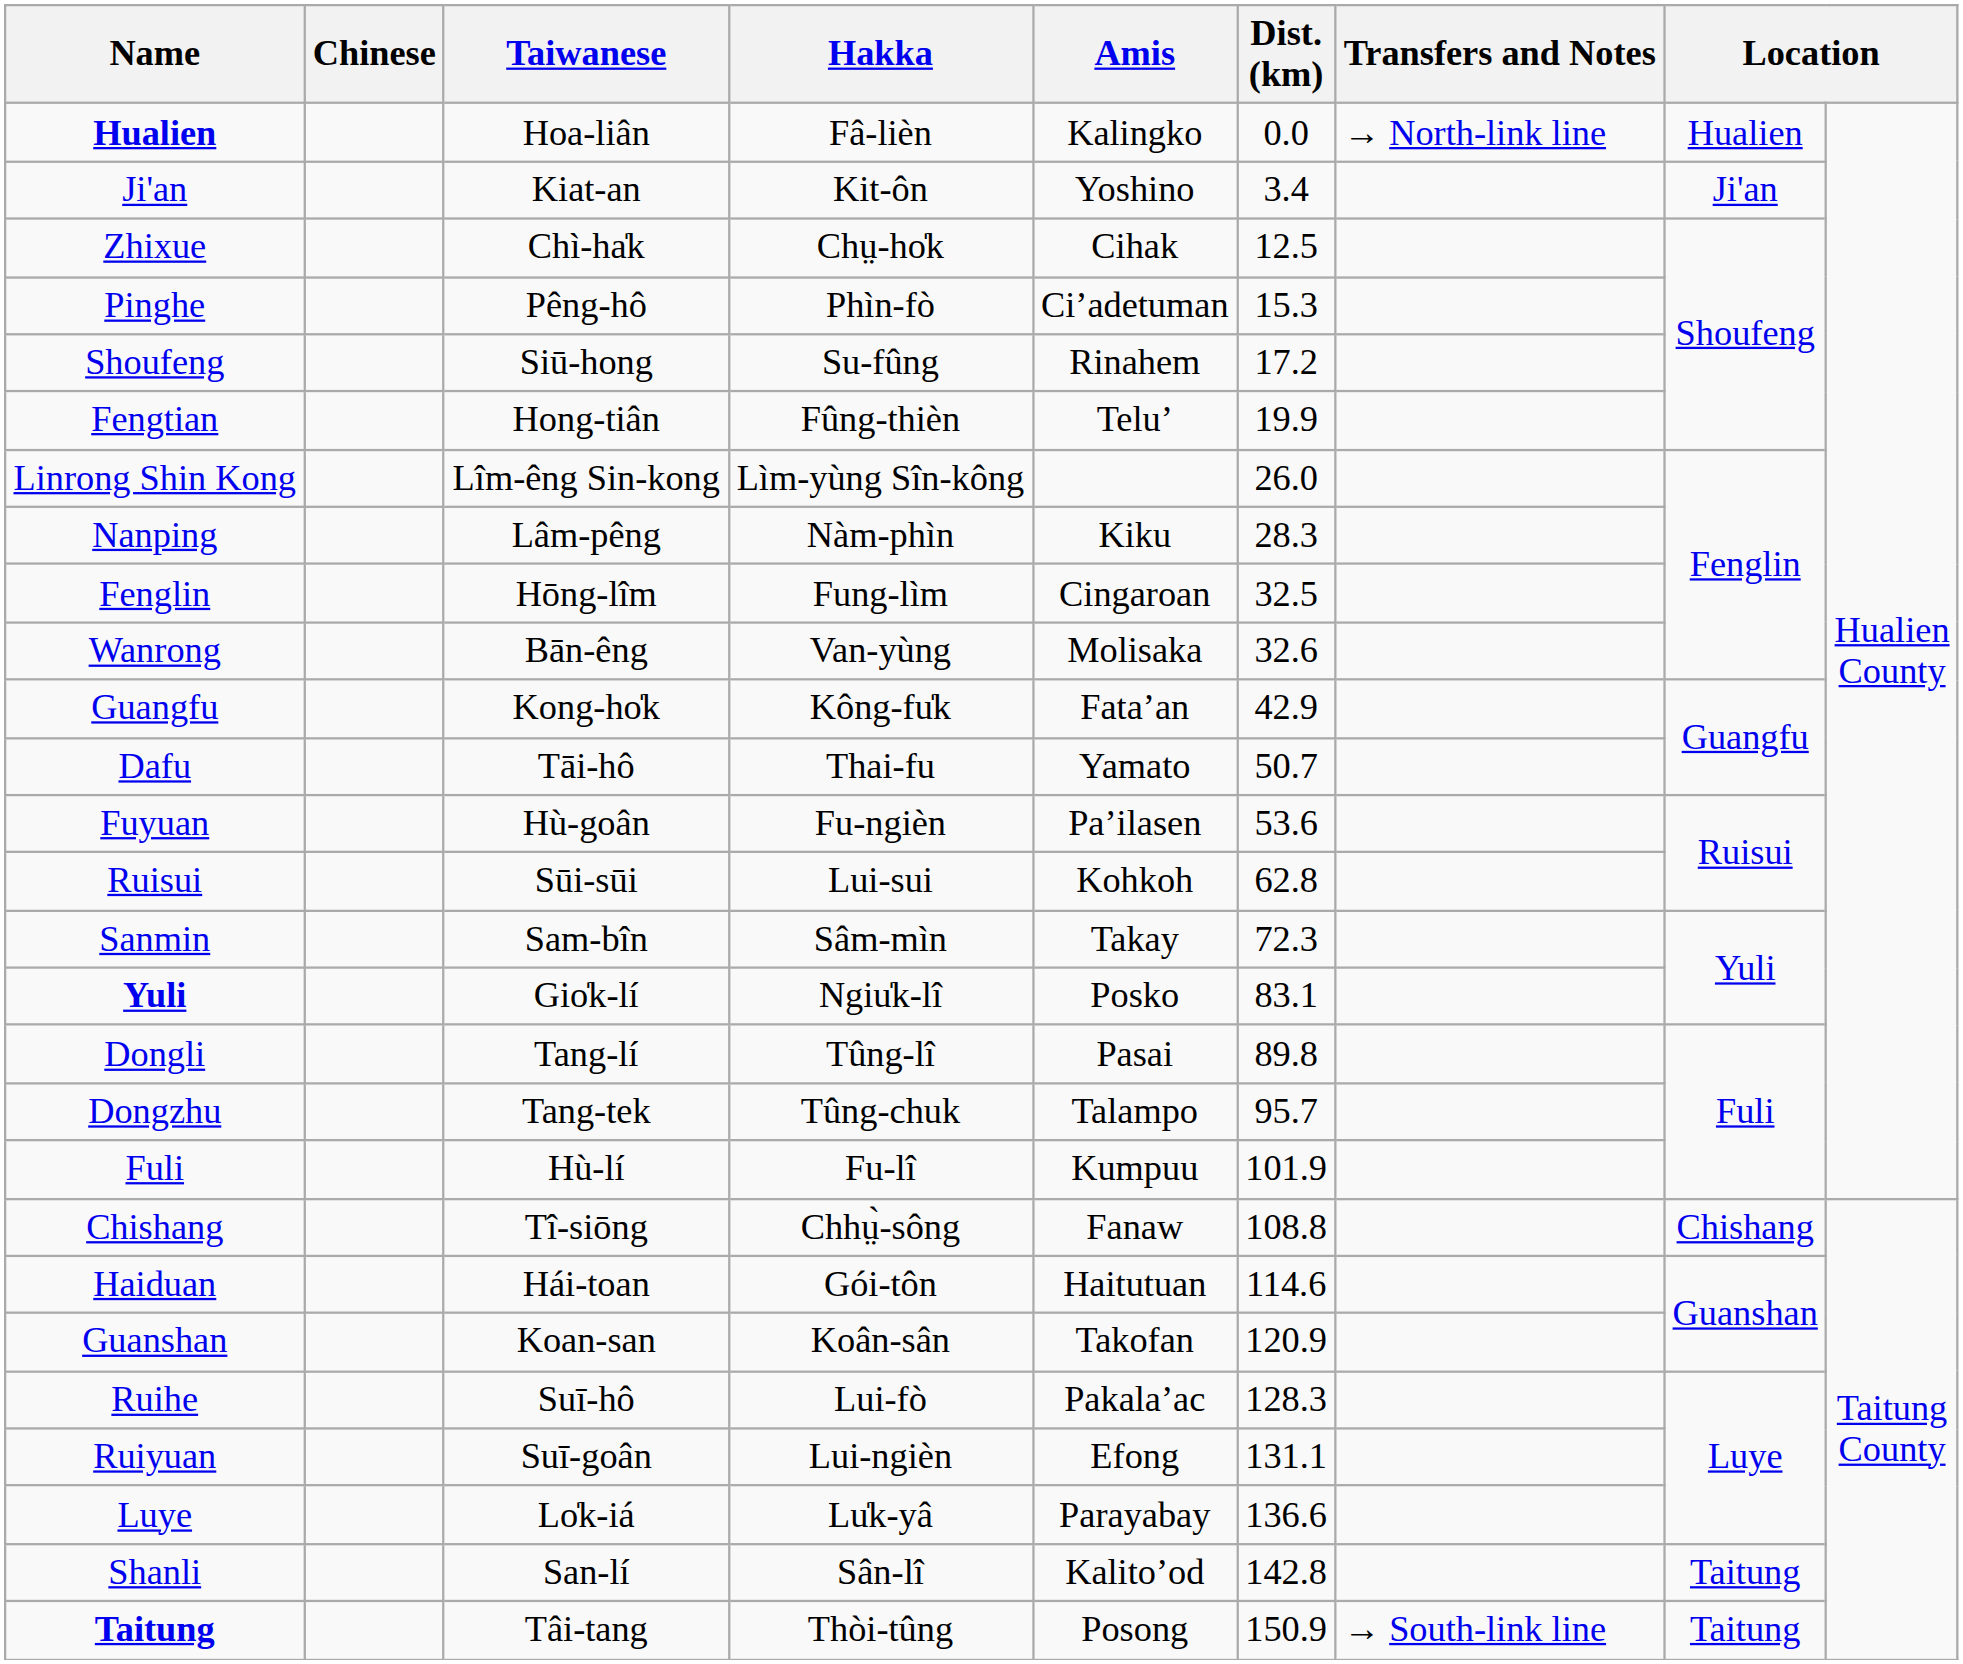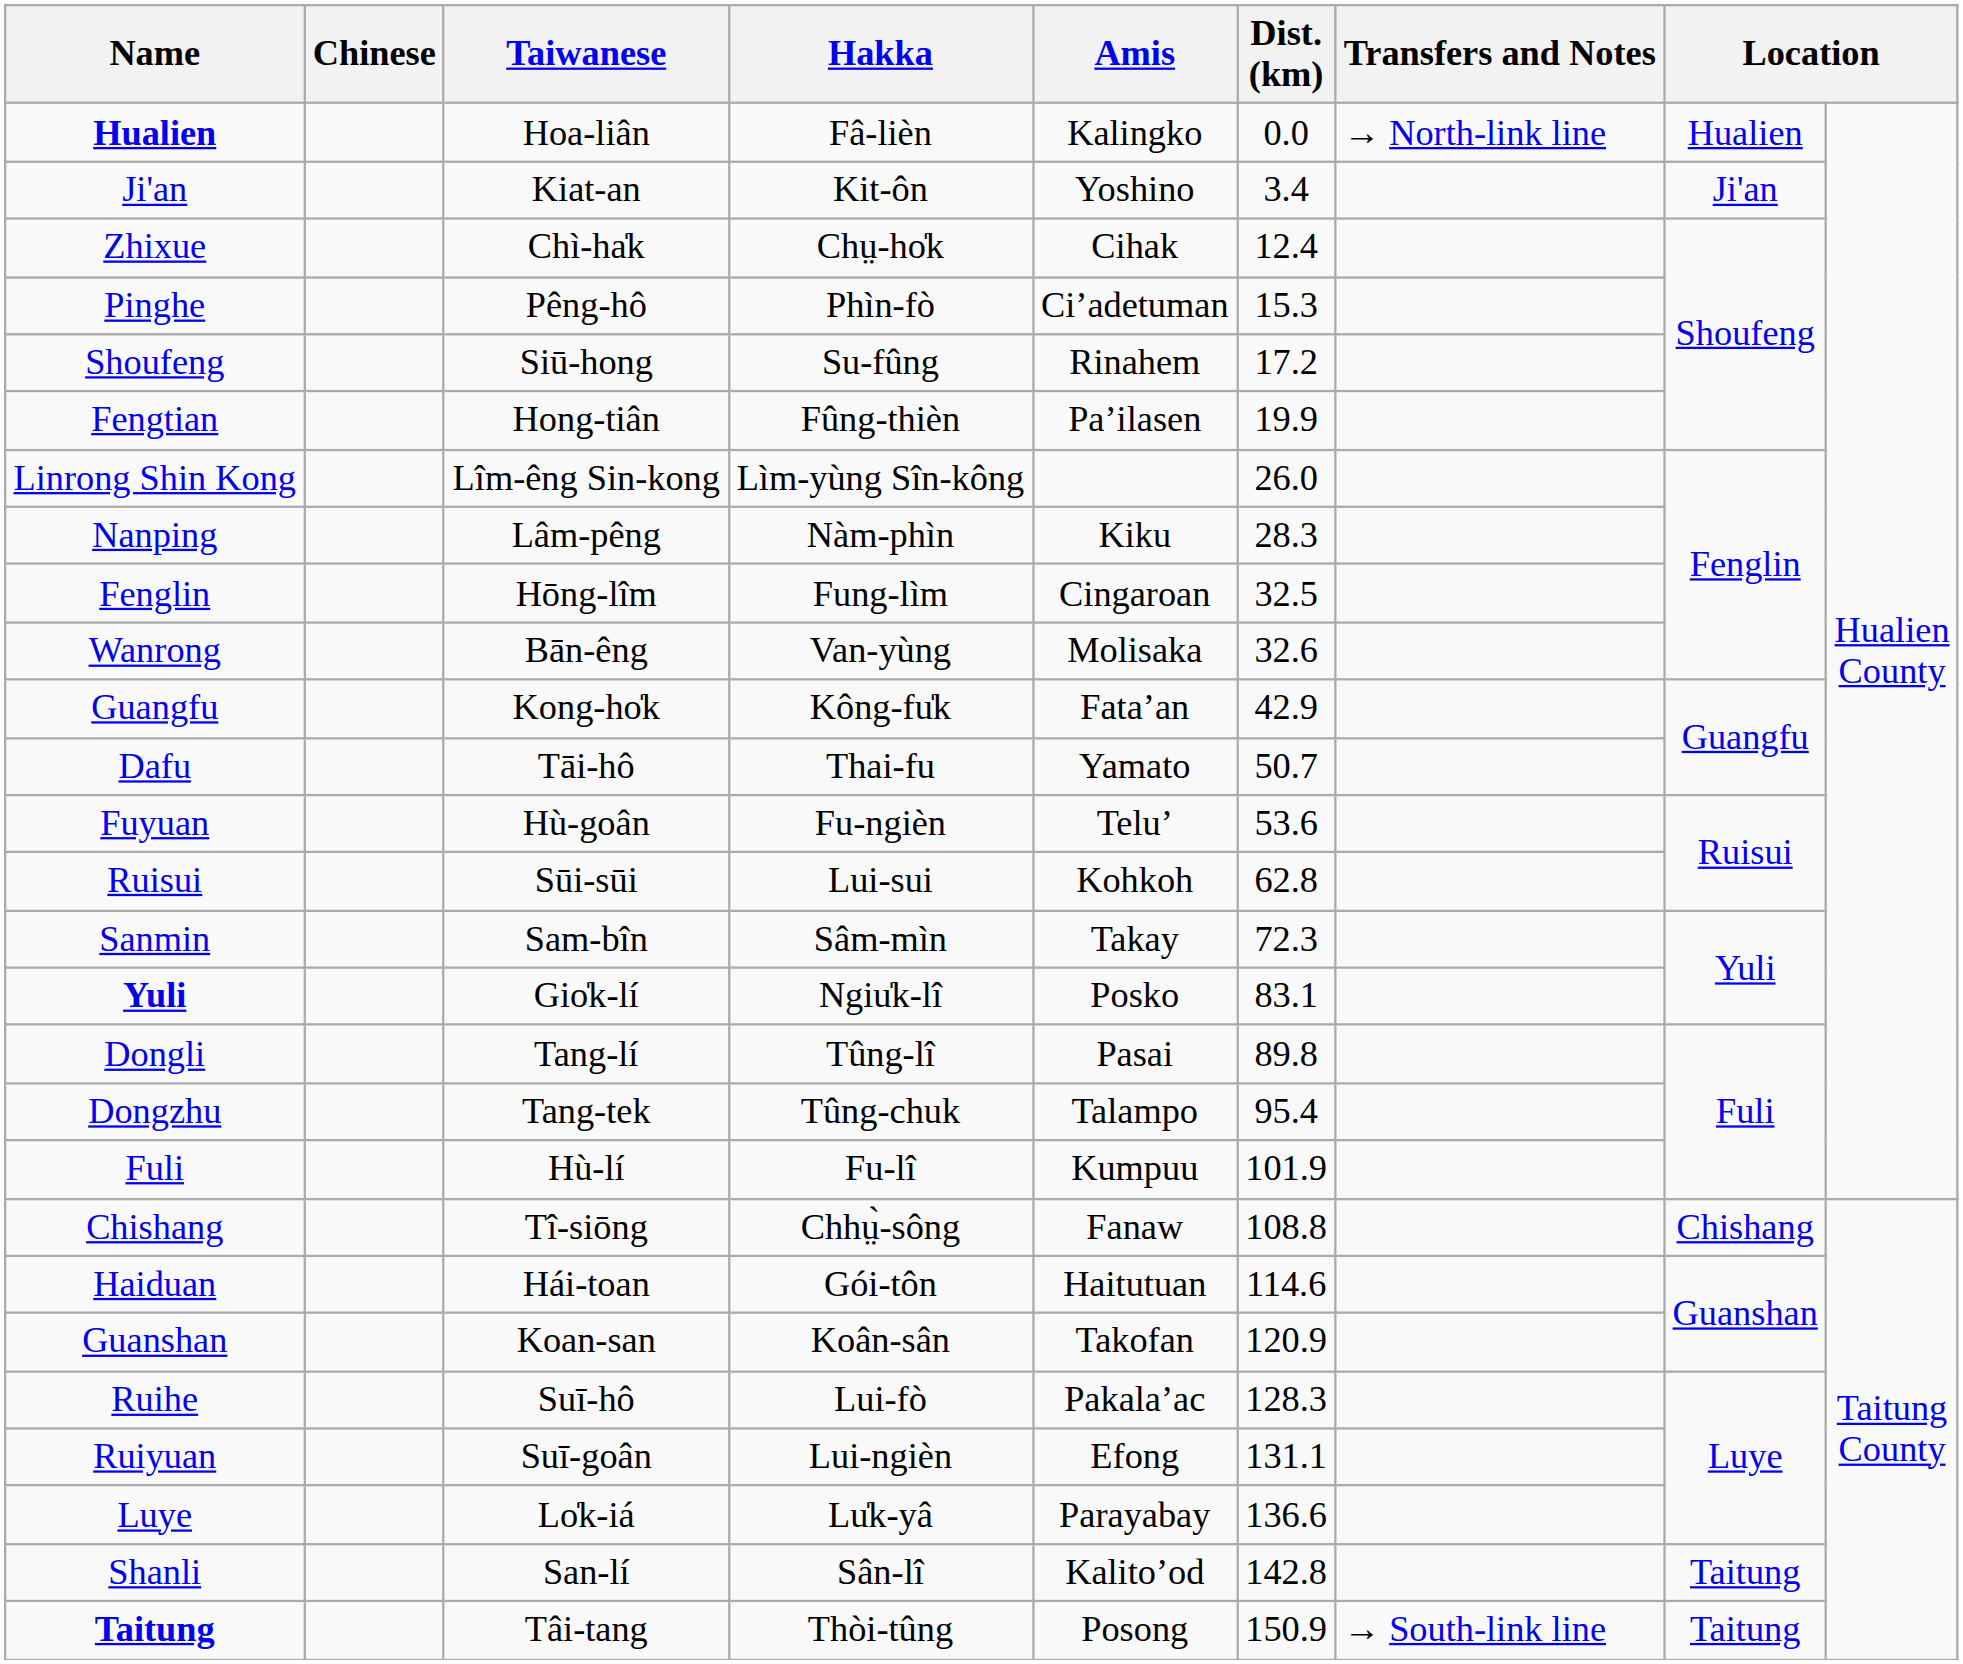(1286, 246) 12.5 -> (1286, 246) 12.4
(1135, 419) Telu’ -> (1135, 419) Pa’ilasen
(1135, 822) Pa’ilasen -> (1135, 822) Telu’
(1286, 1110) 95.7 -> (1286, 1110) 95.4
